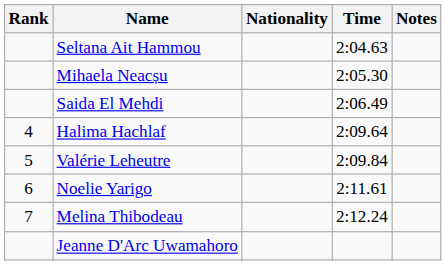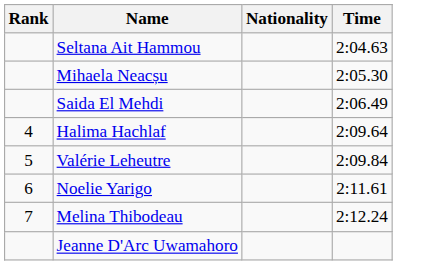- column: (416, 18)
